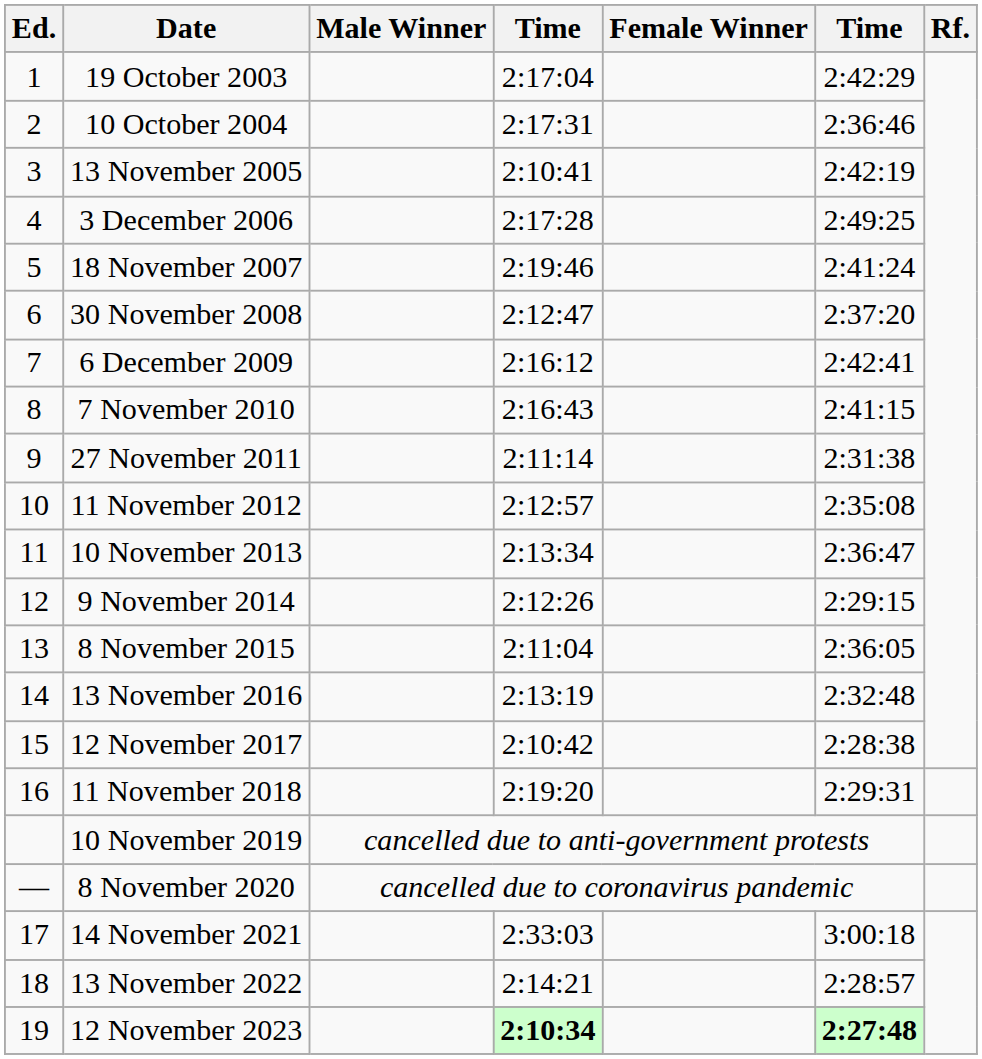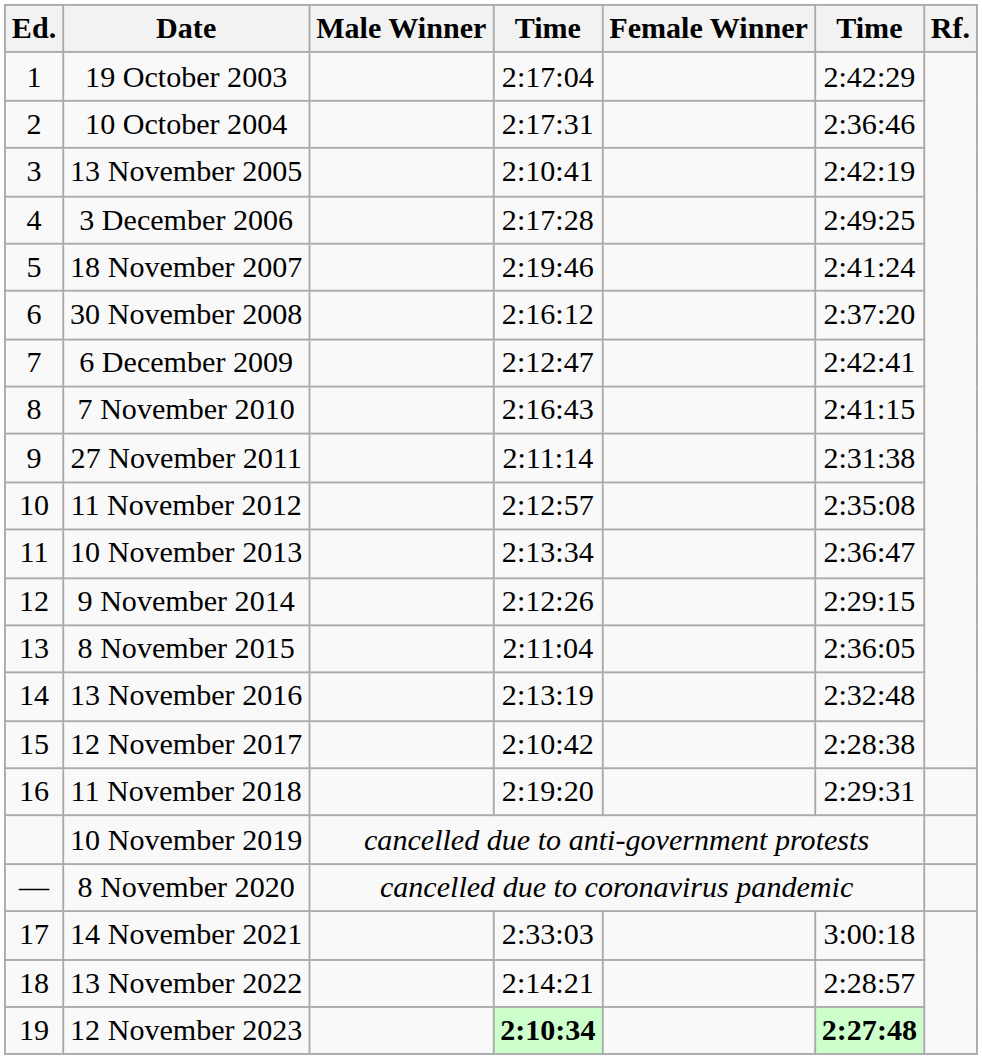(548, 314) 2:12:47 -> (548, 314) 2:16:12
(548, 362) 2:16:12 -> (548, 362) 2:12:47
